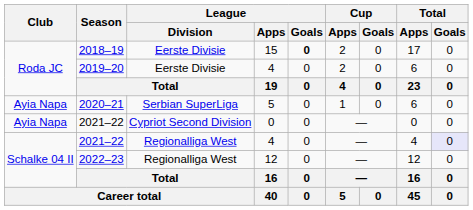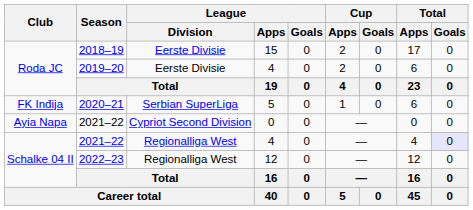(307, 50) bold -> (307, 50) normal
(40, 104) Ayia Napa -> (40, 104) FK Inđija
